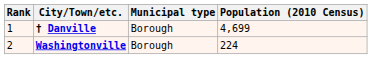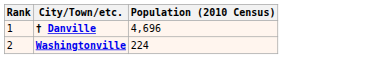- column: (173, 13)
(235, 29) 4,699 -> (146, 29) 4,696
